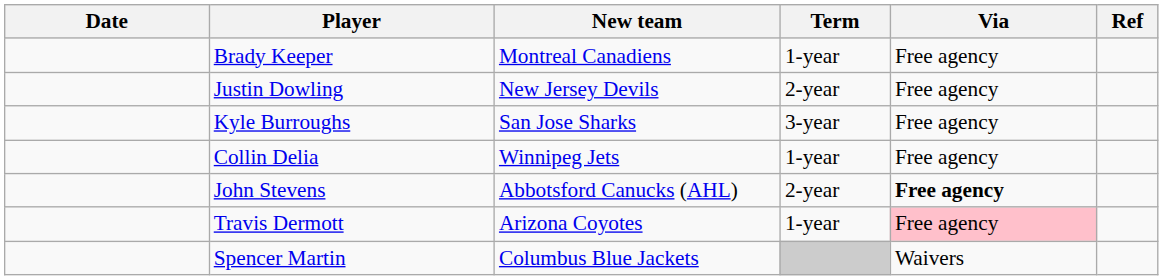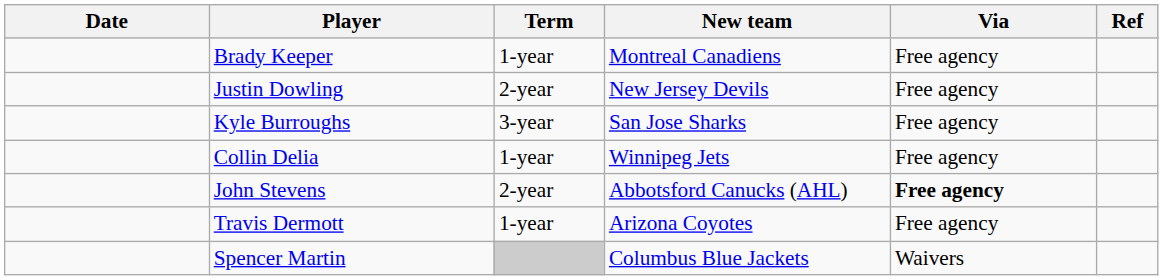columns swapped: (637, 21) <-> (835, 21)
(947, 223) pink background -> (947, 223) no background
